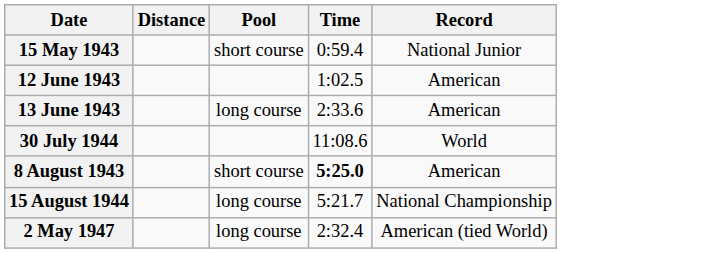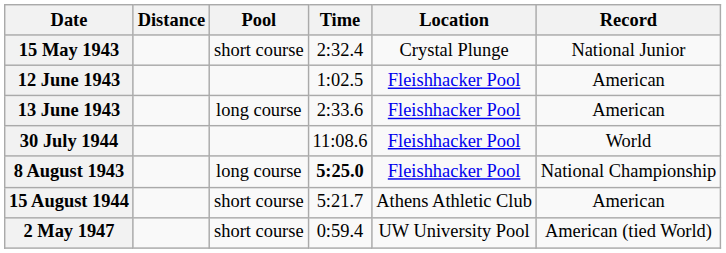+ column: (454, 19)
(340, 49) 0:59.4 -> (340, 49) 2:32.4
(259, 171) short course -> (259, 171) long course
(464, 171) American -> (628, 171) National Championship
(259, 201) long course -> (259, 201) short course
(464, 201) National Championship -> (628, 201) American
(259, 232) long course -> (259, 232) short course
(340, 232) 2:32.4 -> (340, 232) 0:59.4
